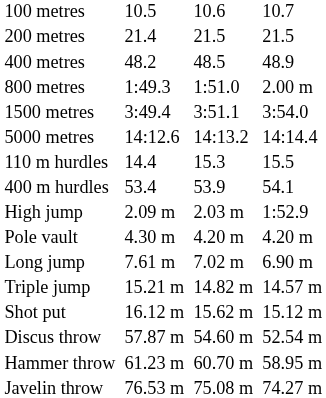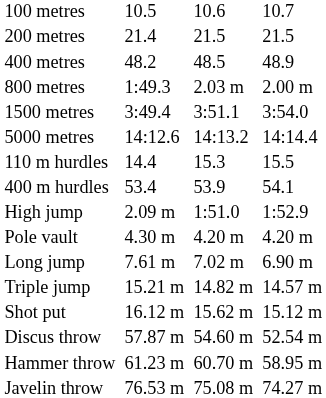(216, 86) 1:51.0 -> (219, 86) 2.03 m
(219, 212) 2.03 m -> (216, 212) 1:51.0
